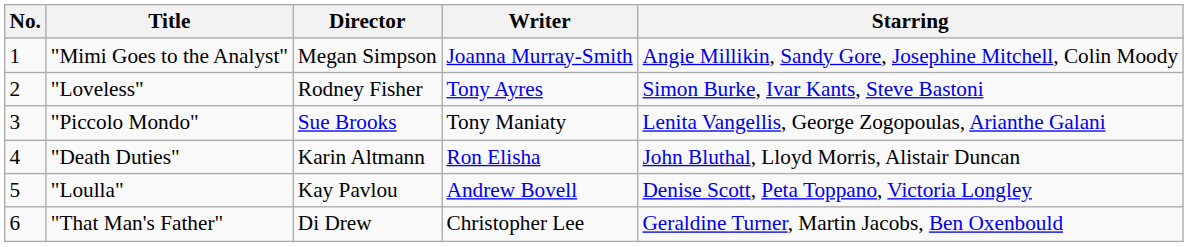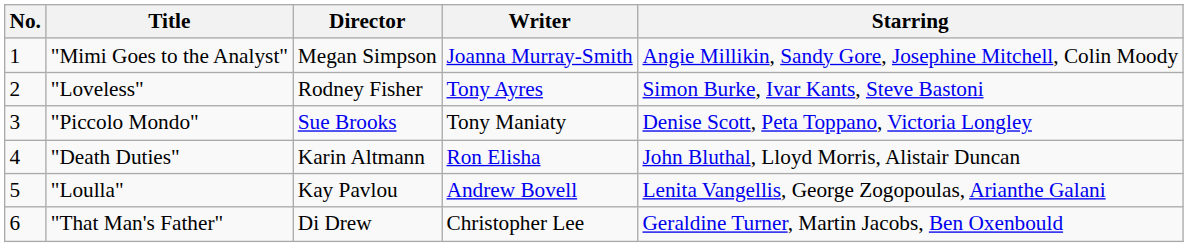(874, 122) Lenita Vangellis, George Zogopoulas, Arianthe Galani -> (837, 122) Denise Scott, Peta Toppano, Victoria Longley
(837, 190) Denise Scott, Peta Toppano, Victoria Longley -> (874, 190) Lenita Vangellis, George Zogopoulas, Arianthe Galani
